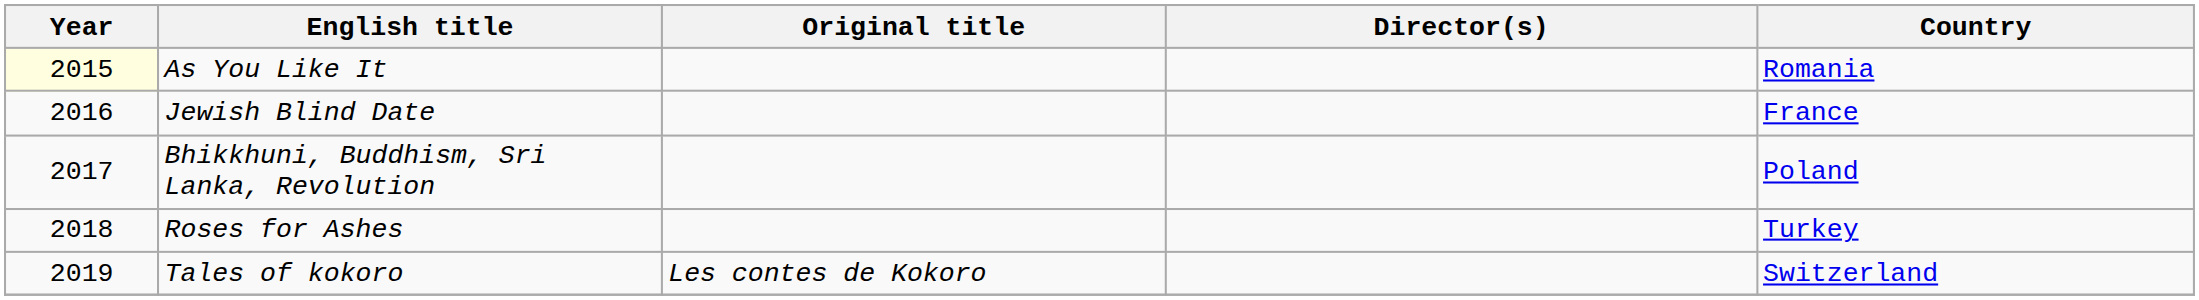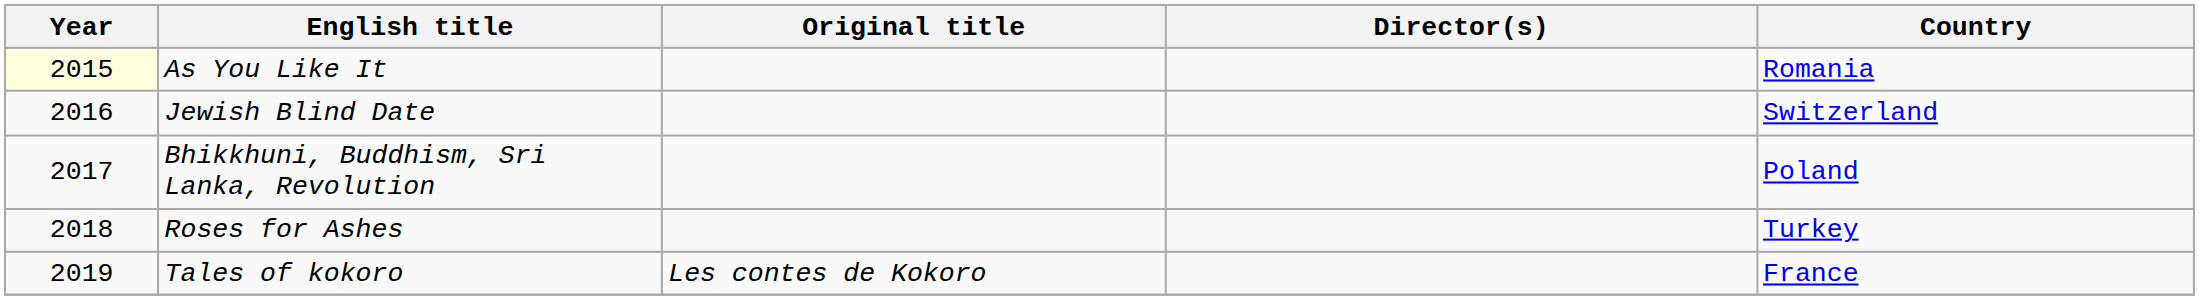(1811, 113) France -> (1851, 113) Switzerland
(1851, 273) Switzerland -> (1811, 273) France
